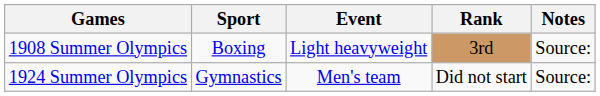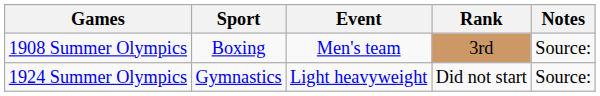(359, 47) Light heavyweight -> (359, 47) Men's team
(359, 76) Men's team -> (359, 76) Light heavyweight
